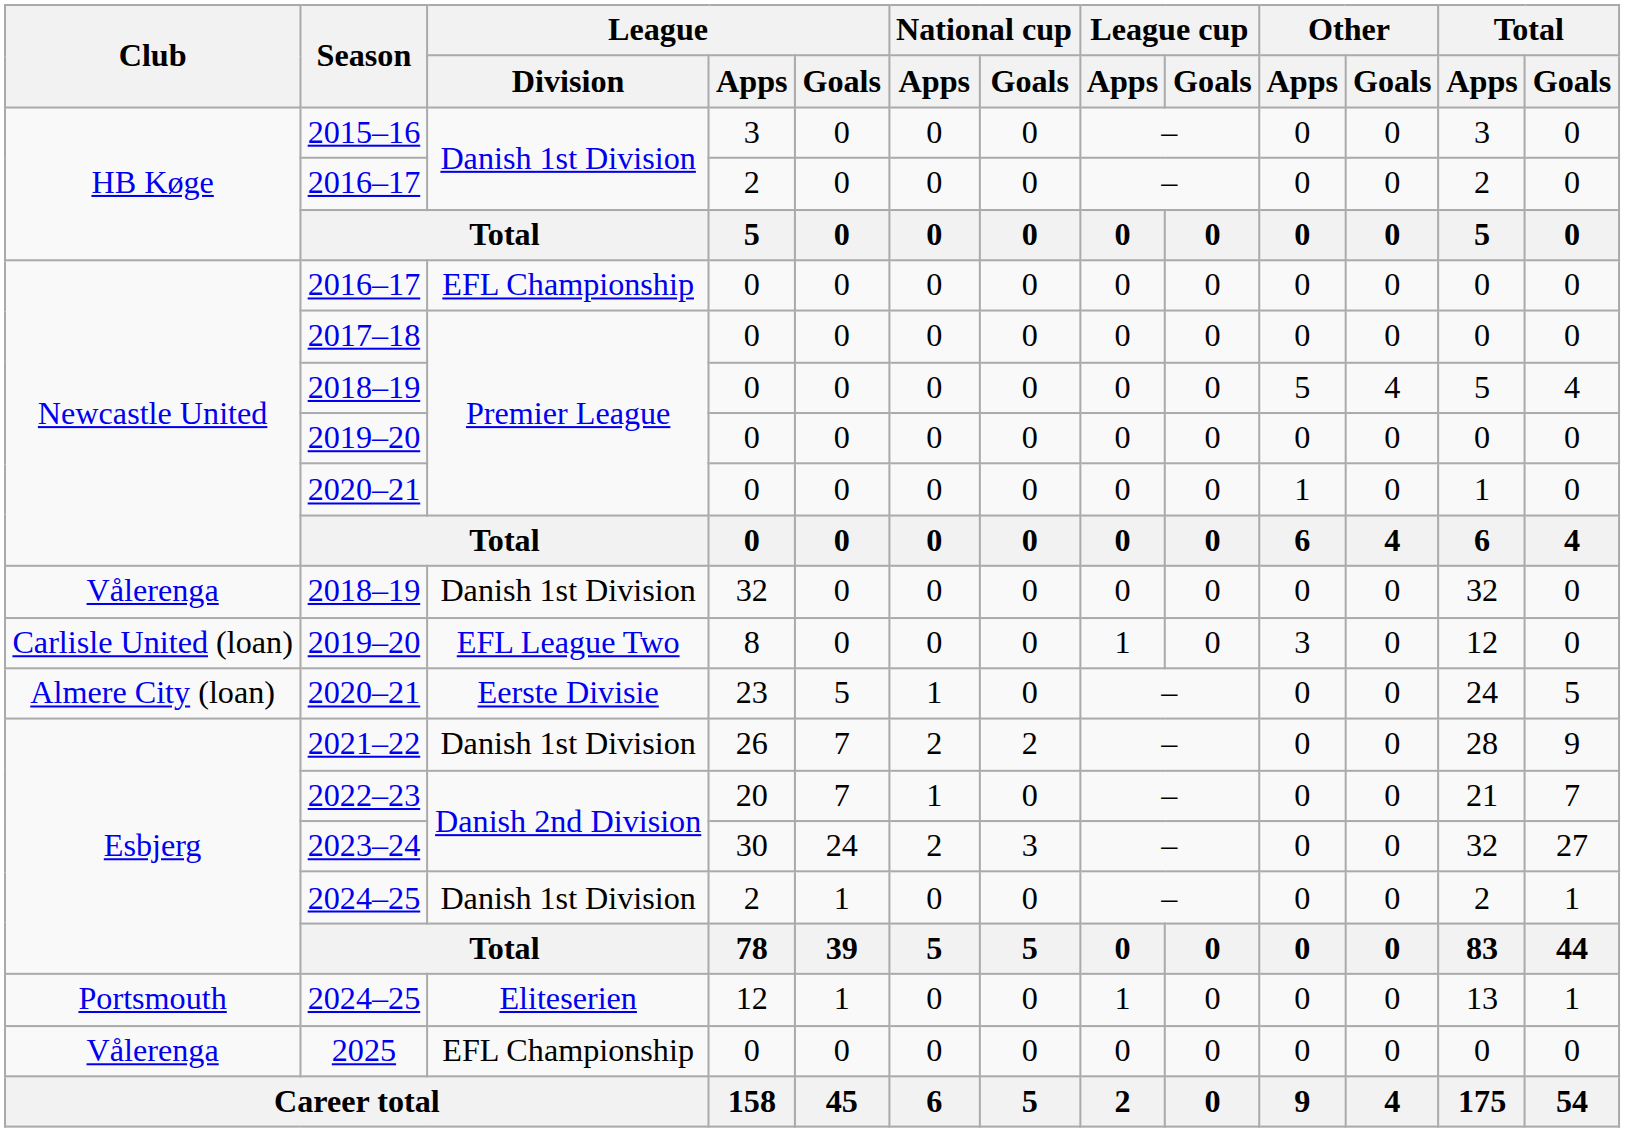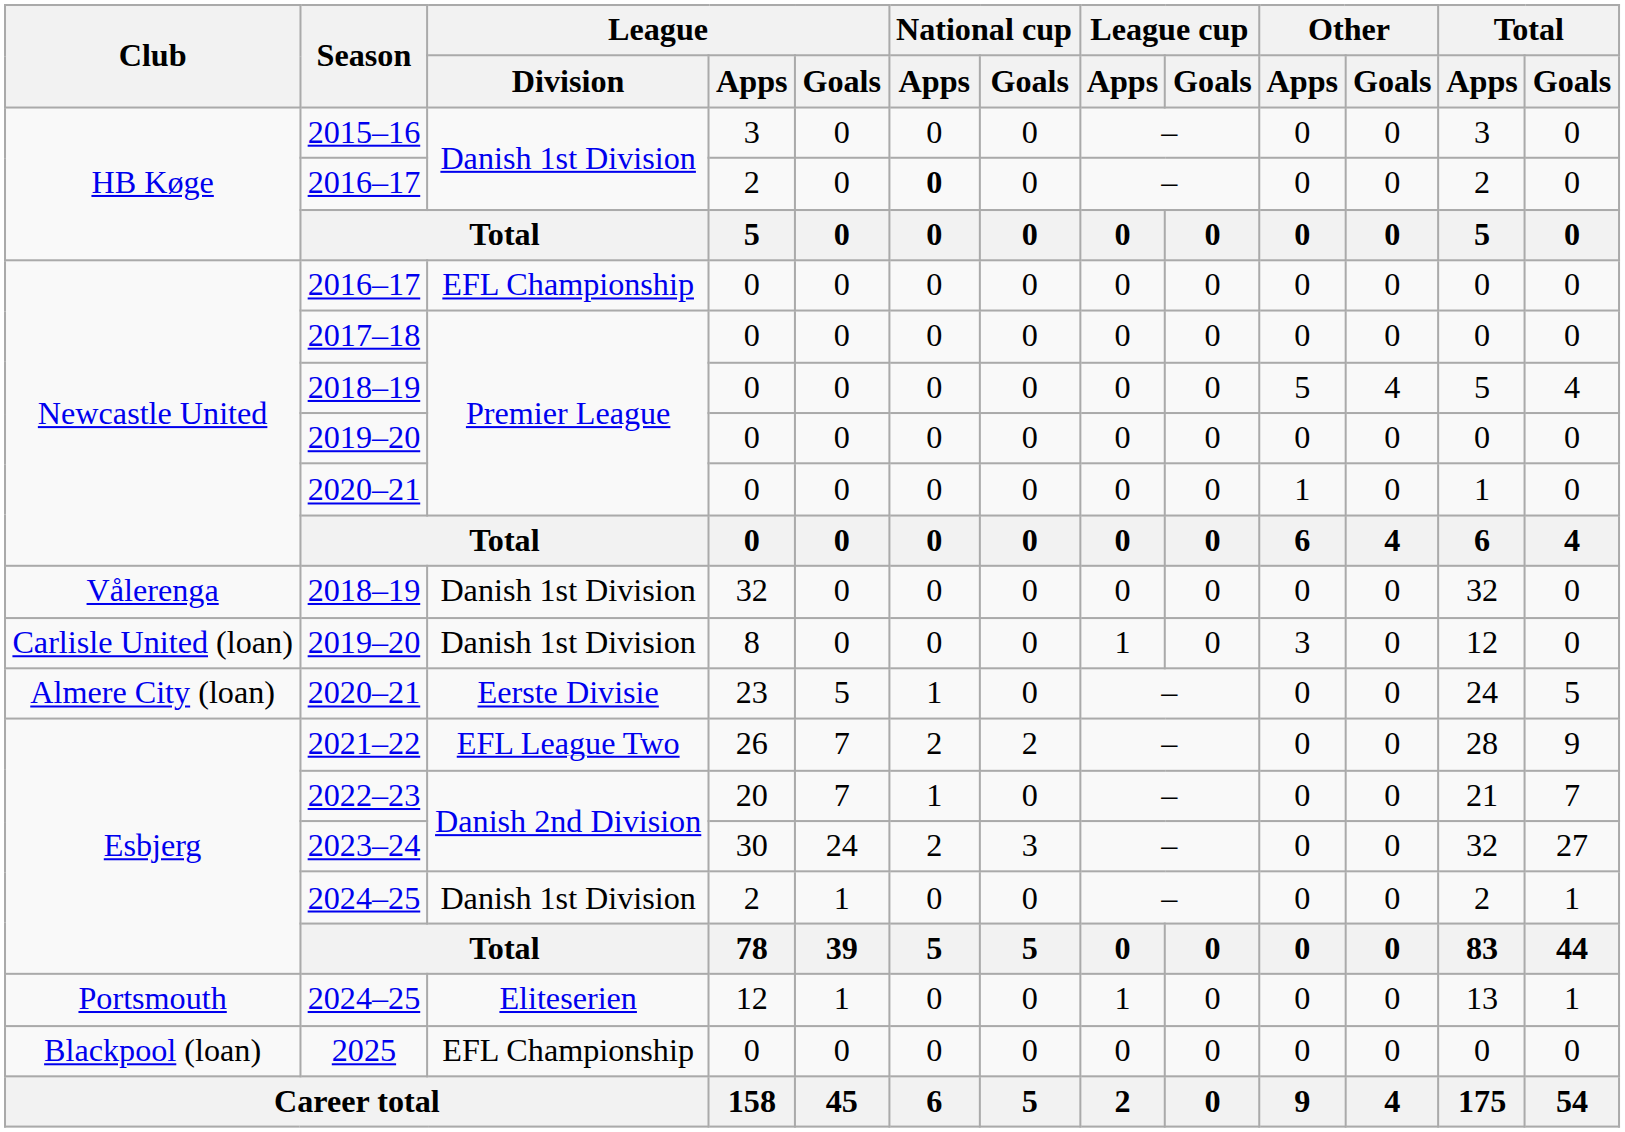(934, 183) normal -> (934, 183) bold
(568, 642) EFL League Two -> (568, 642) Danish 1st Division
(568, 744) Danish 1st Division -> (568, 744) EFL League Two
(153, 1050) Vålerenga -> (153, 1050) Blackpool (loan)
